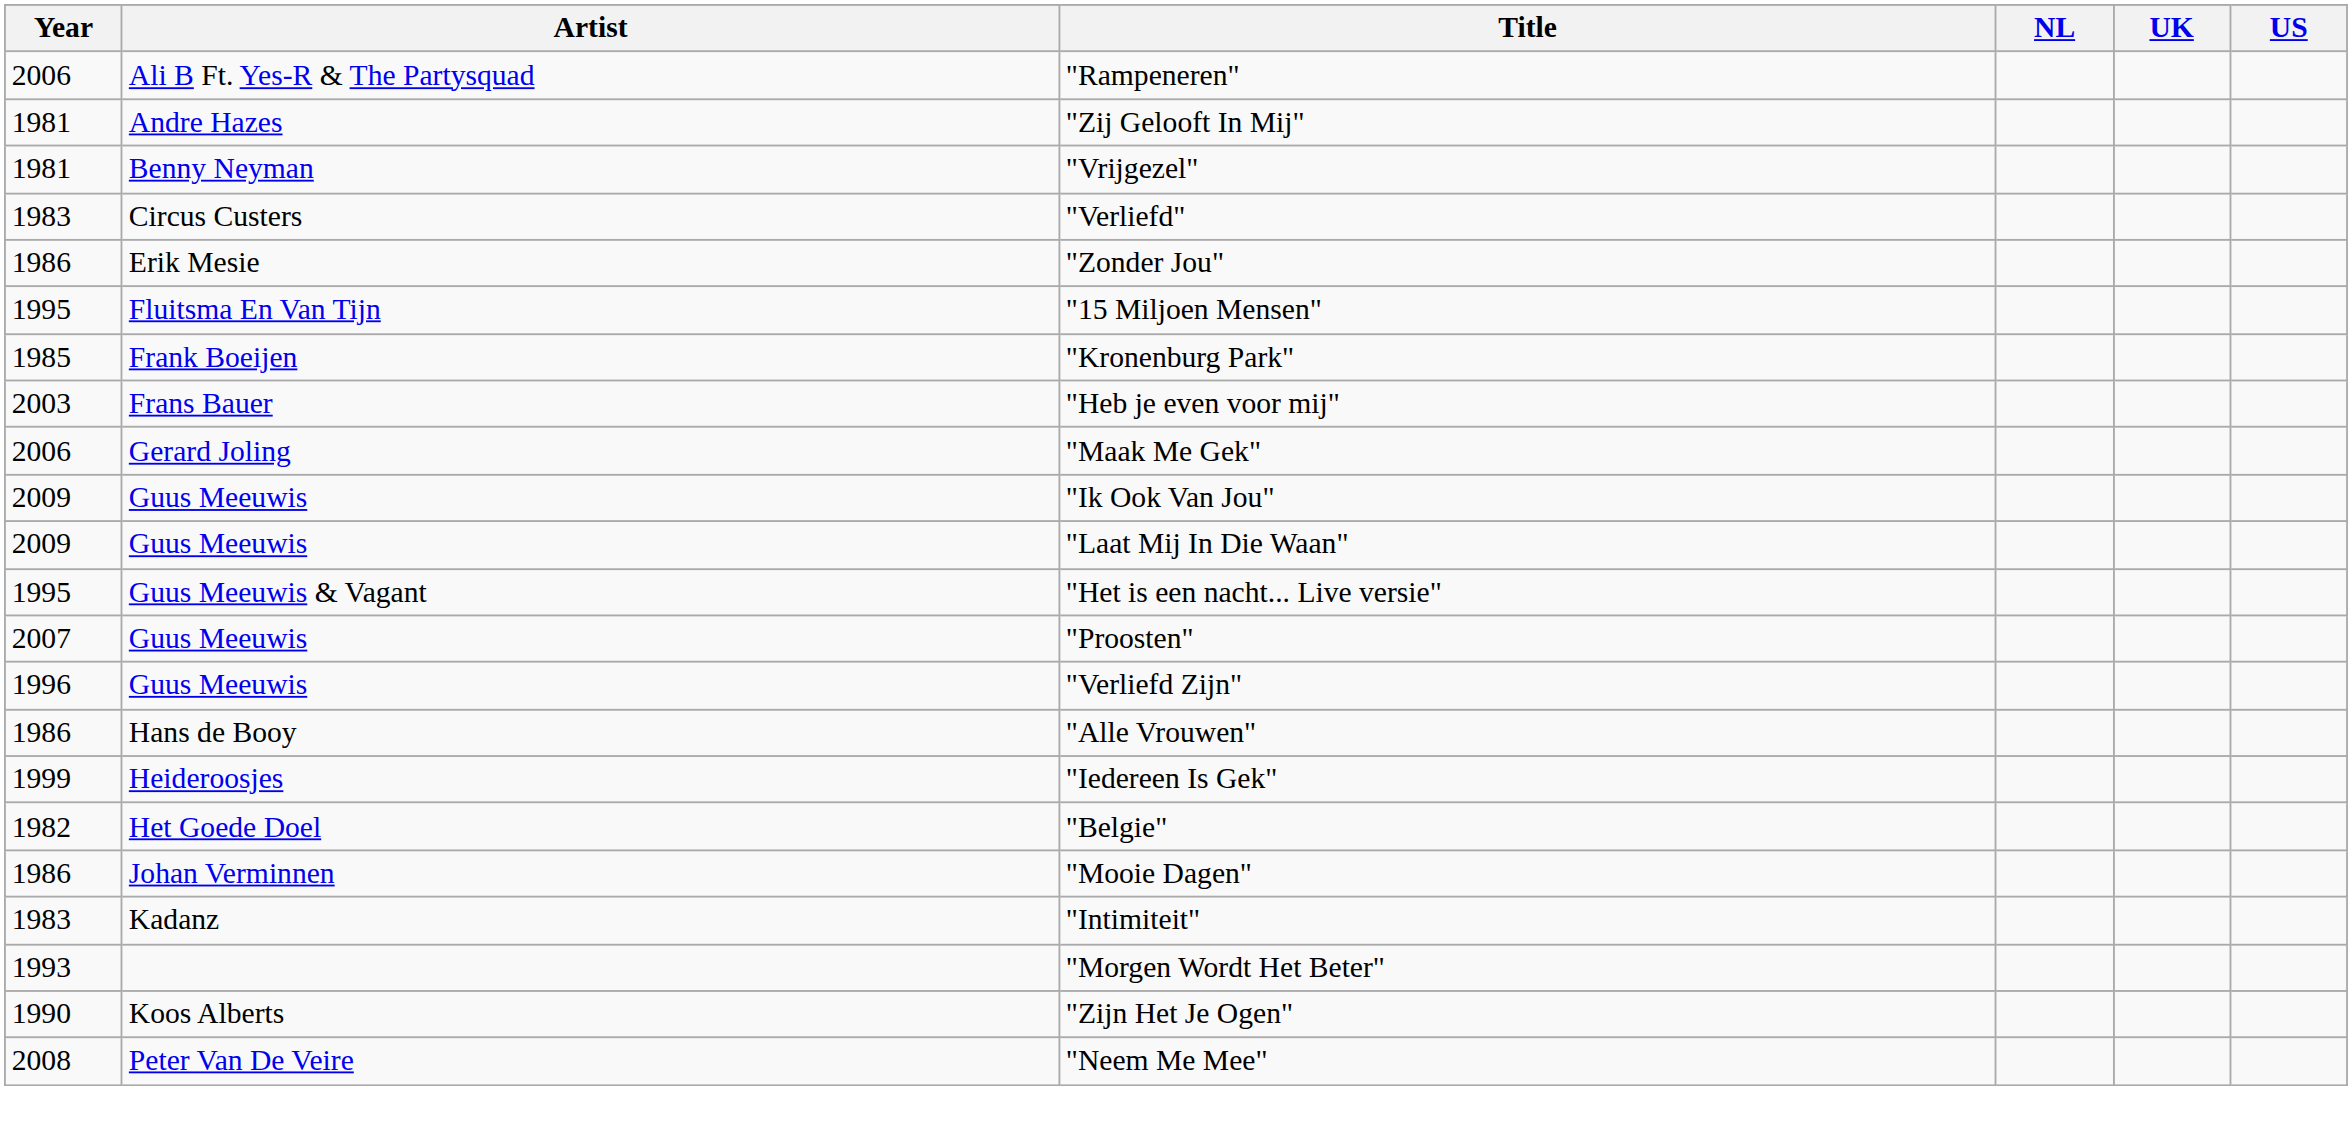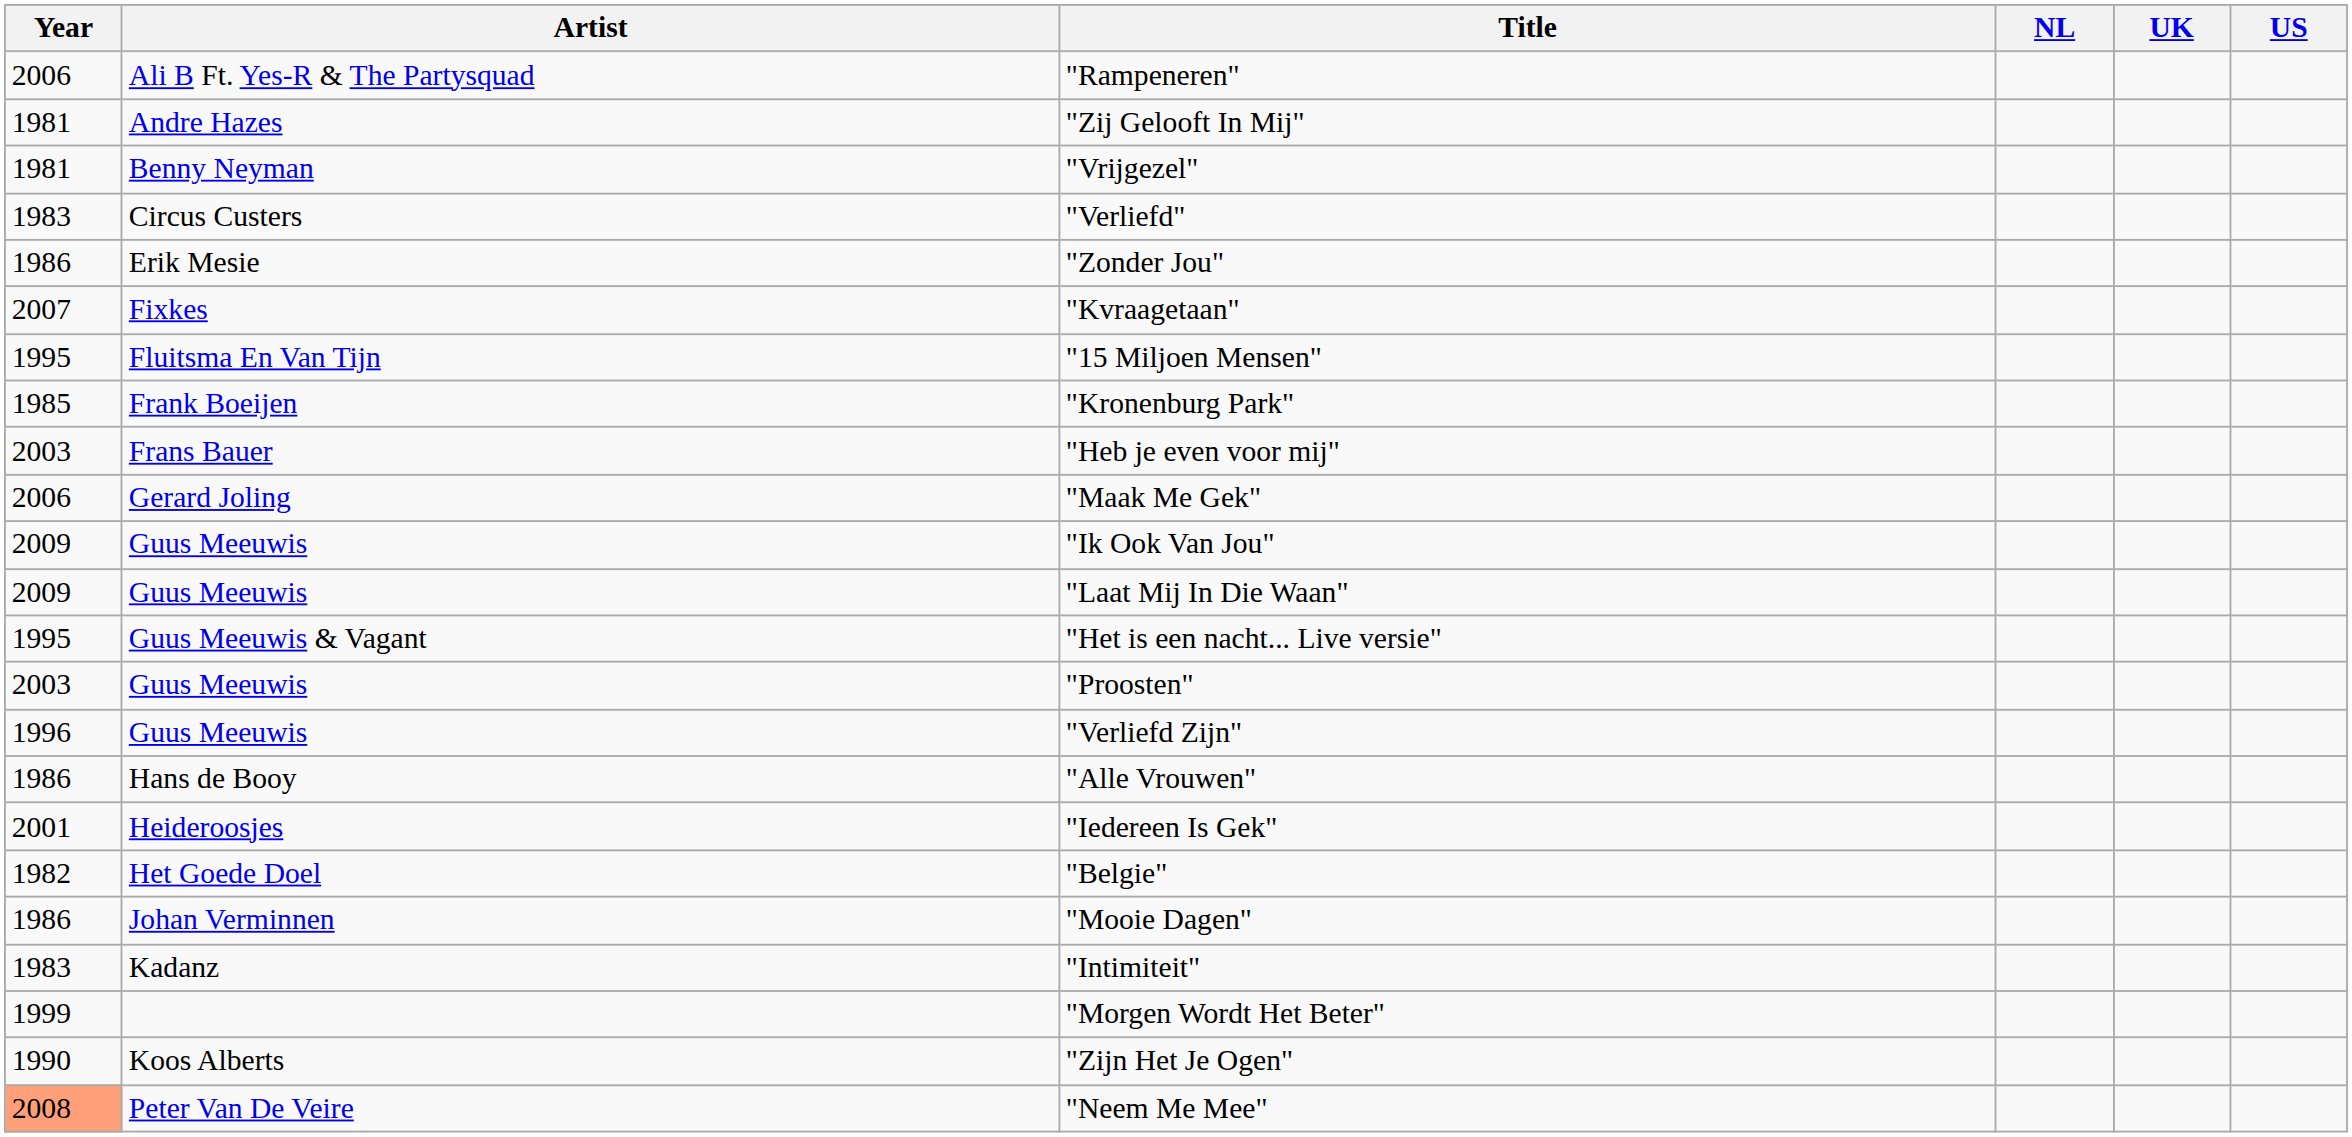+ row: (1153, 309)
(41, 638) 2007 -> (41, 685) 2003
(41, 779) 1999 -> (41, 826) 2001
(41, 966) 1993 -> (41, 1013) 1999
(41, 1060) no background -> (41, 1107) lightsalmon background
